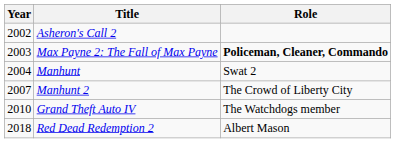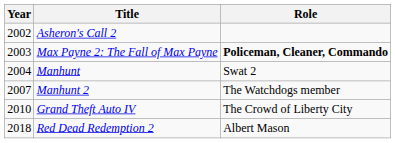(288, 90) The Crowd of Liberty City -> (282, 90) The Watchdogs member
(282, 109) The Watchdogs member -> (288, 109) The Crowd of Liberty City
